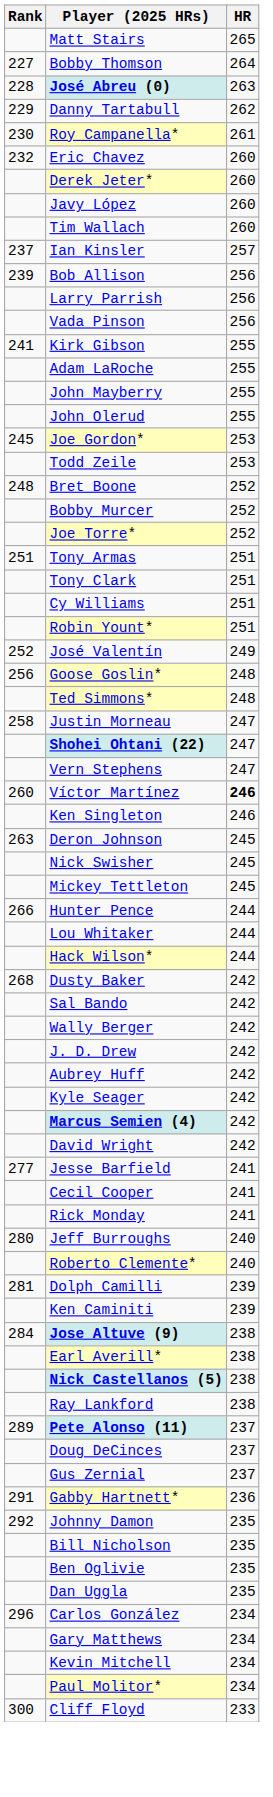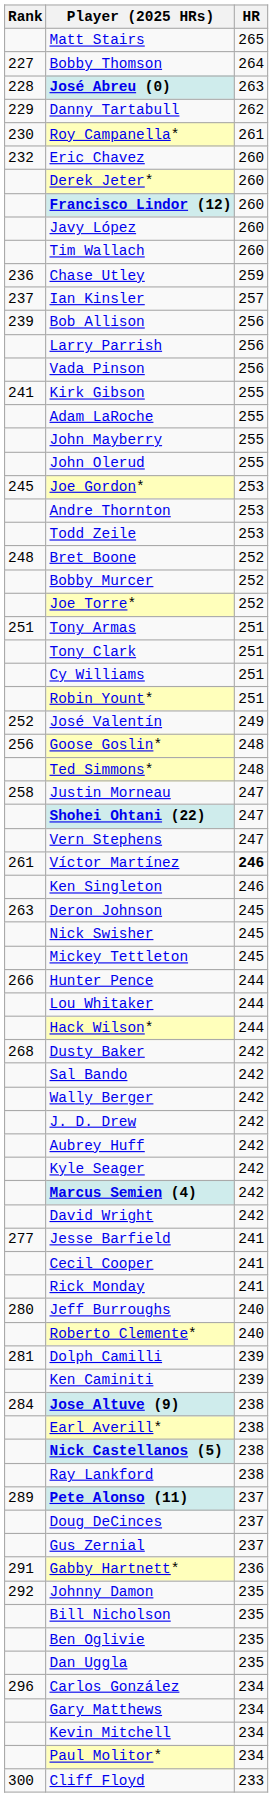+ row: (140, 205)
+ row: (97, 275)
+ row: (110, 511)
(21, 793) 260 -> (21, 863) 261
